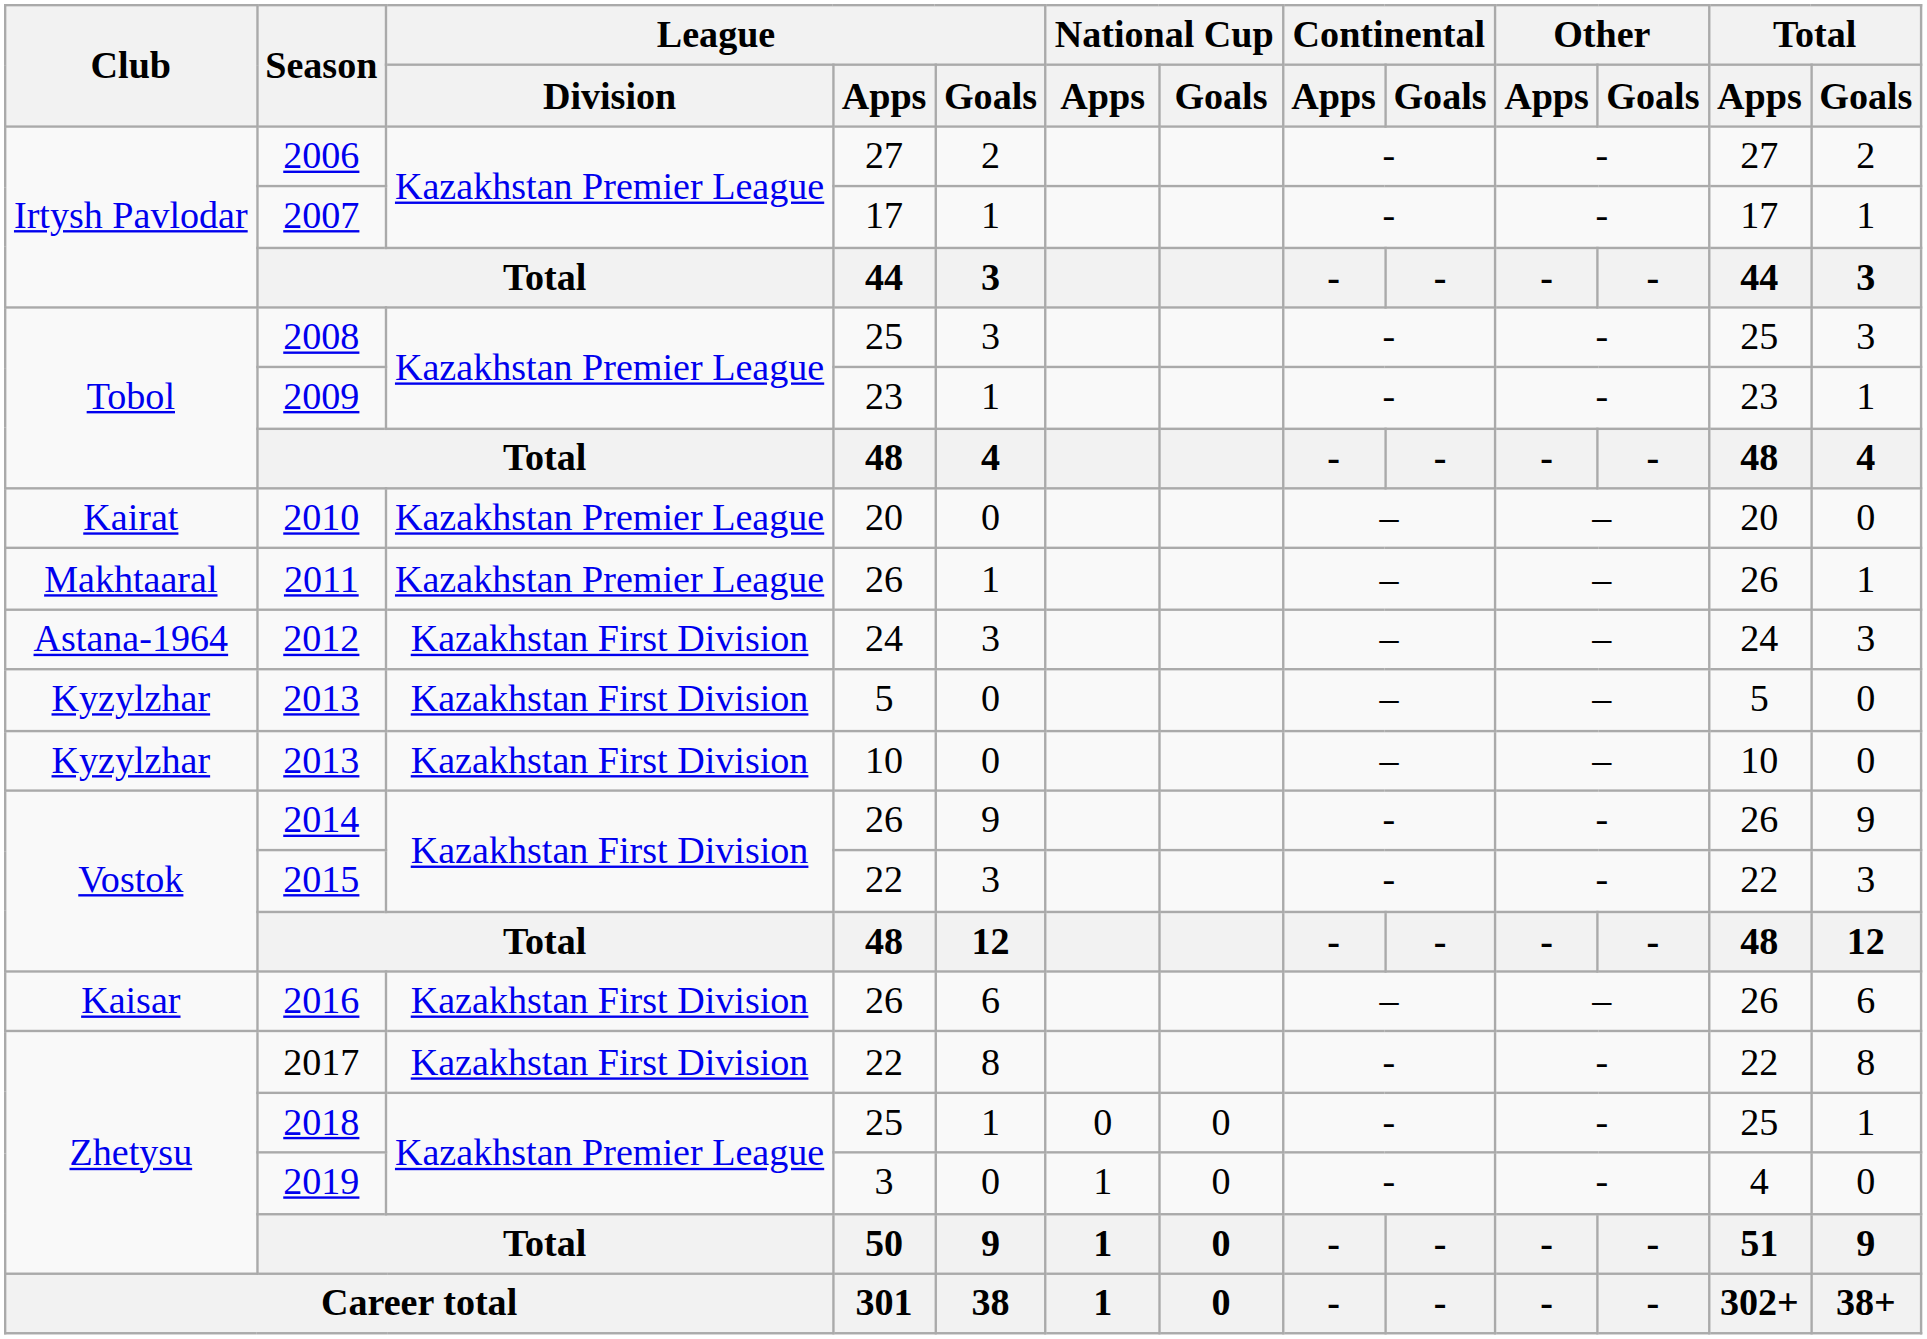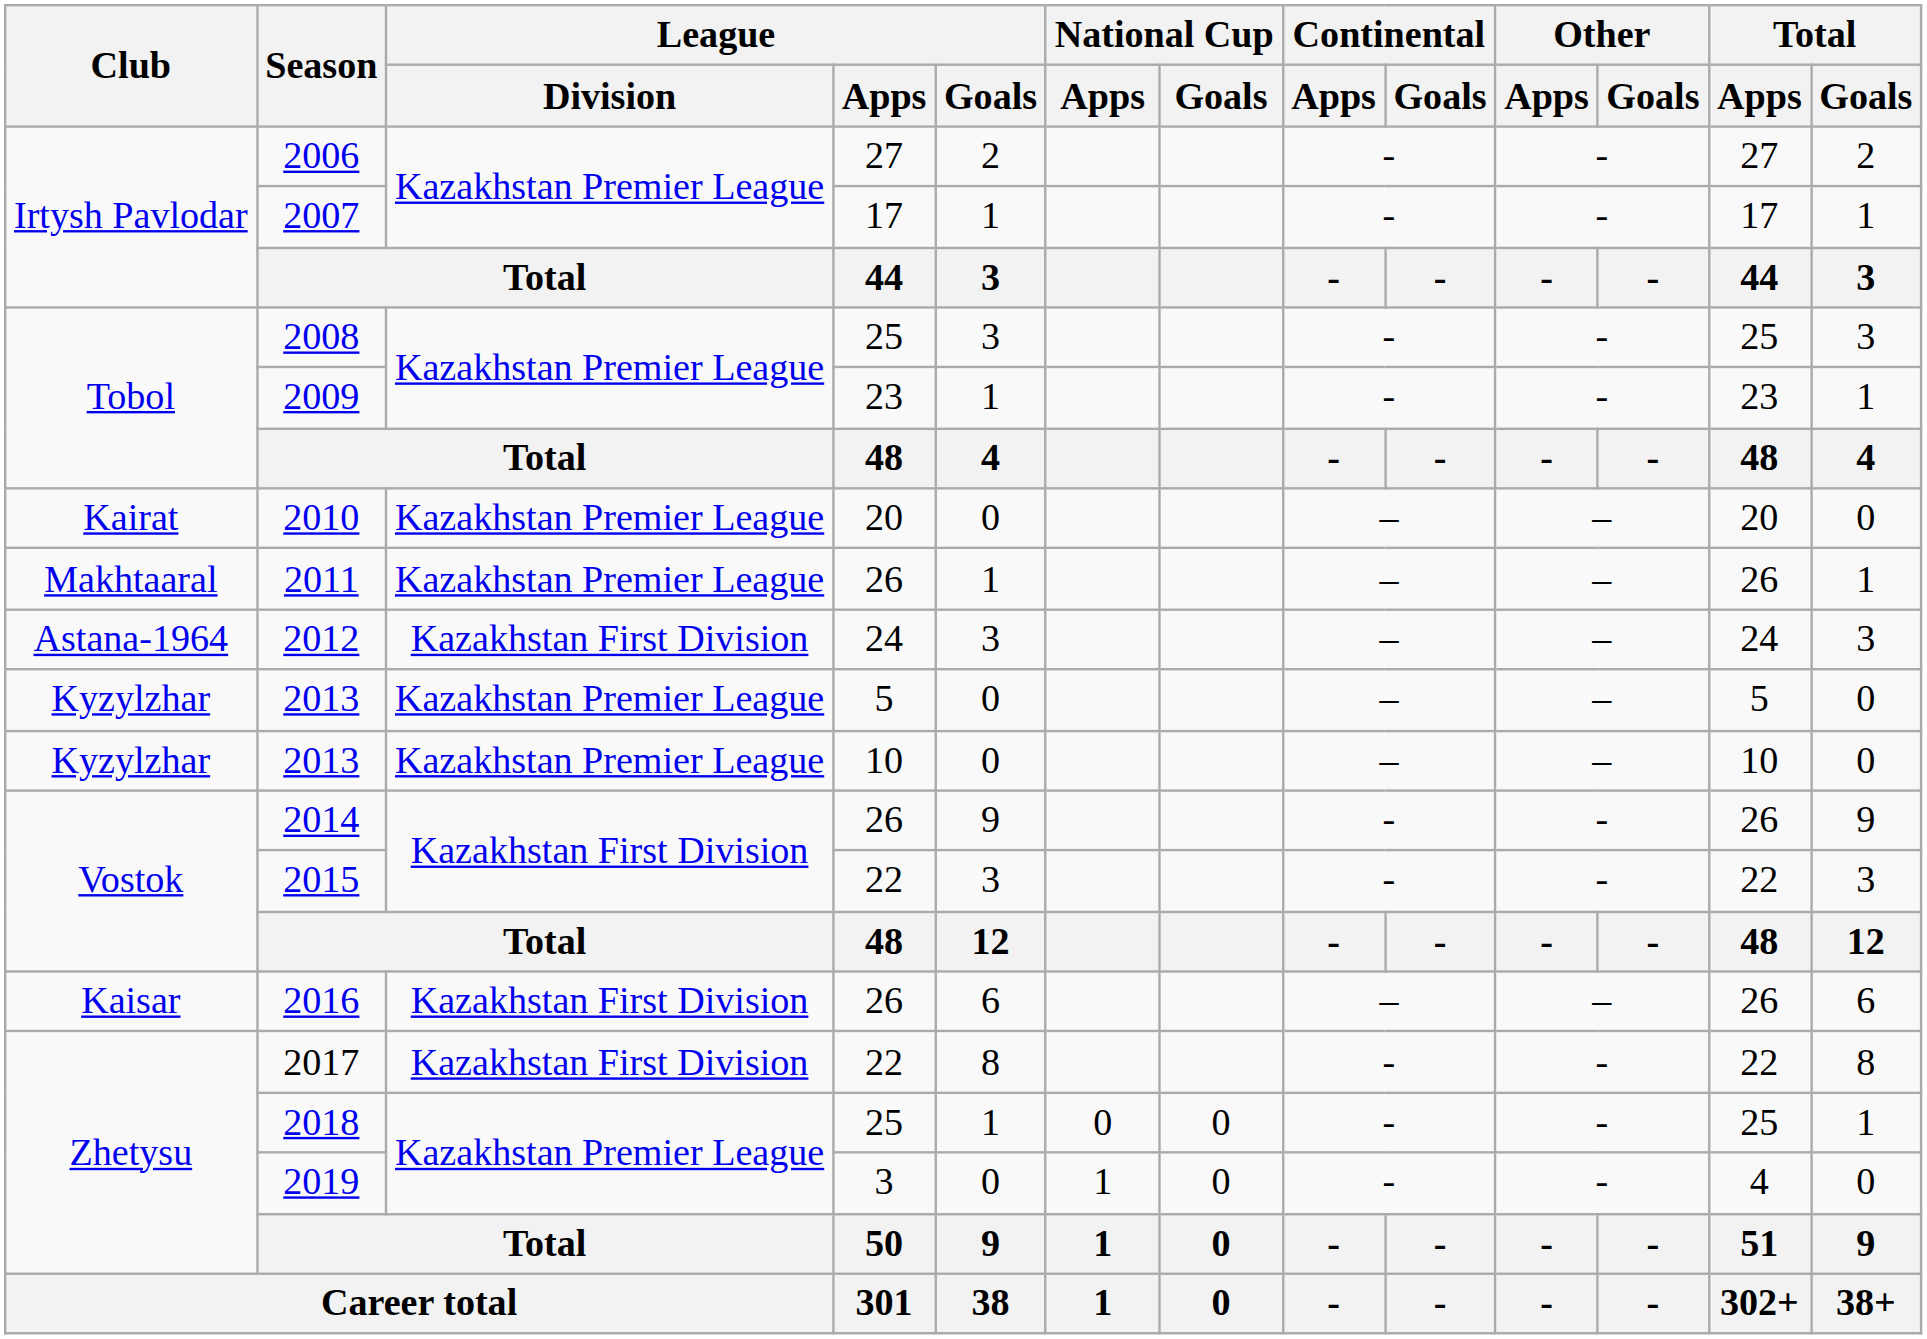(610, 699) Kazakhstan First Division -> (610, 699) Kazakhstan Premier League
(610, 759) Kazakhstan First Division -> (610, 759) Kazakhstan Premier League
